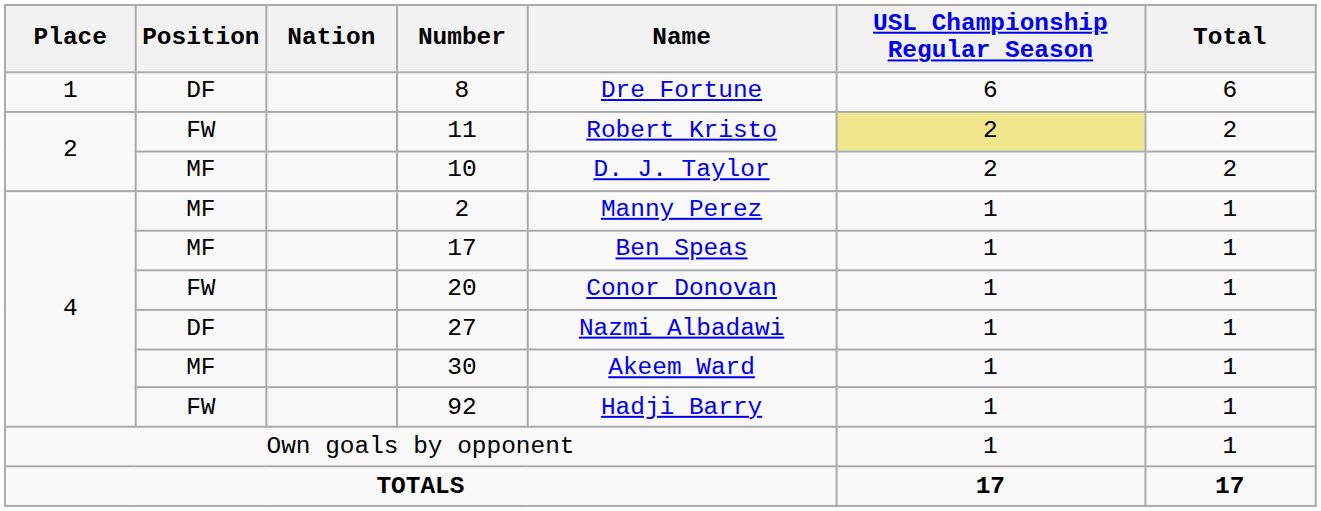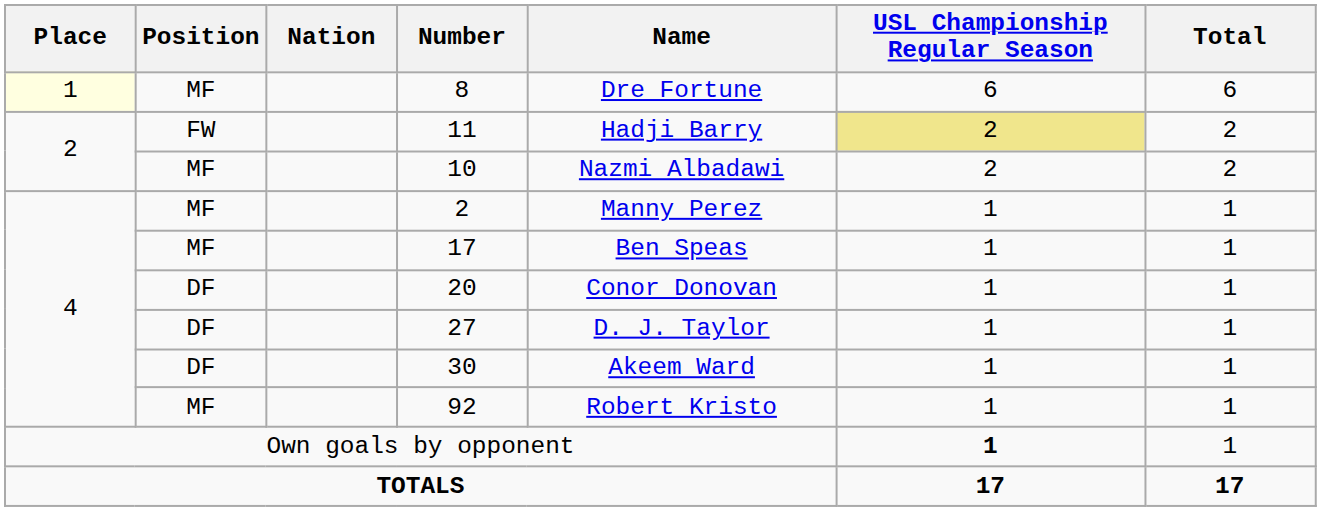(70, 92) no background -> (70, 92) lightyellow background
(201, 92) DF -> (201, 92) MF
(682, 132) Robert Kristo -> (682, 132) Hadji Barry
(682, 171) D. J. Taylor -> (682, 171) Nazmi Albadawi
(201, 290) FW -> (201, 290) DF
(682, 329) Nazmi Albadawi -> (682, 329) D. J. Taylor
(201, 369) MF -> (201, 369) DF
(201, 408) FW -> (201, 408) MF
(682, 408) Hadji Barry -> (682, 408) Robert Kristo
(990, 448) normal -> (990, 448) bold
